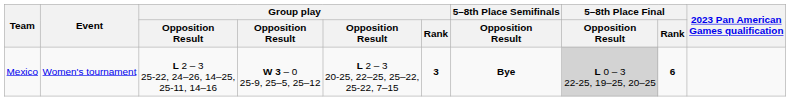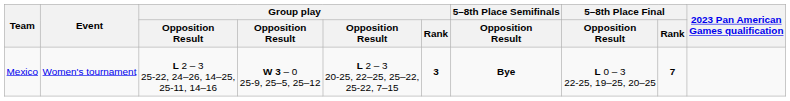(610, 77) lightgrey background -> (610, 77) no background
(673, 71) 6 -> (673, 71) 7
